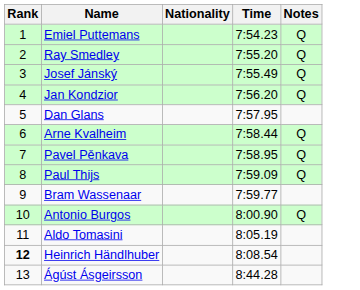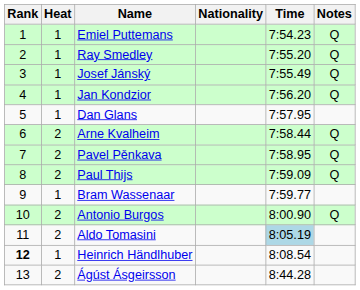+ column: (58, 14)
(257, 235) no background -> (290, 235) lightblue background
